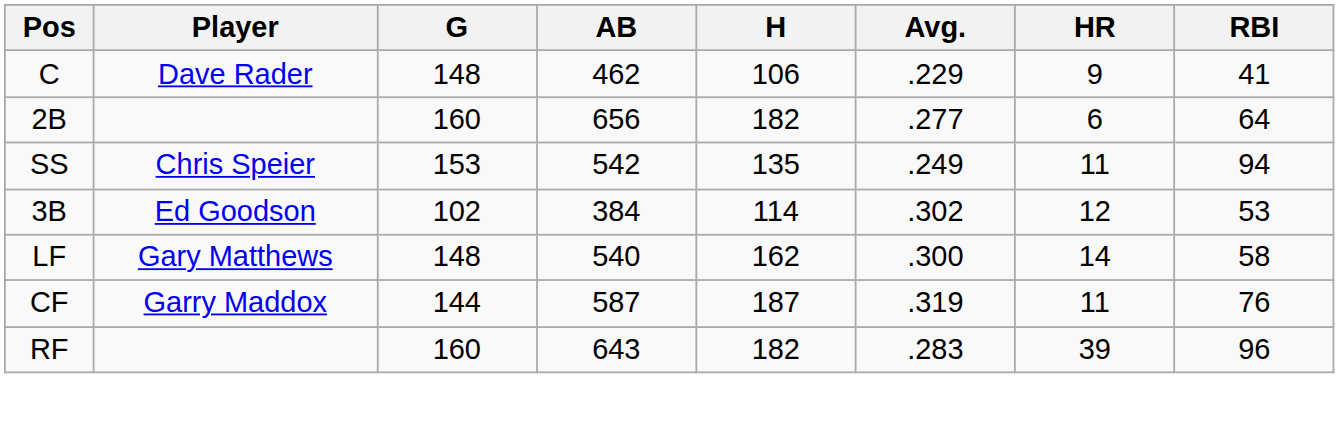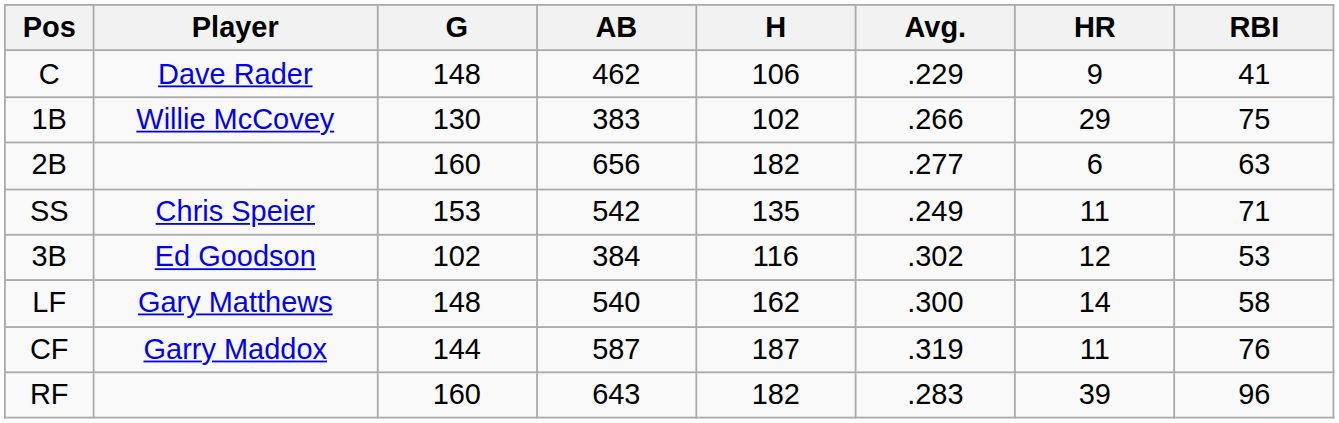+ row: (49, 119)
(1254, 119) 64 -> (1254, 165) 63
(1254, 165) 94 -> (1254, 211) 71
(776, 211) 114 -> (776, 257) 116
